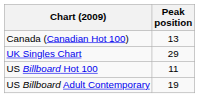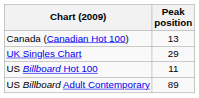(173, 85) 19 -> (173, 85) 89
